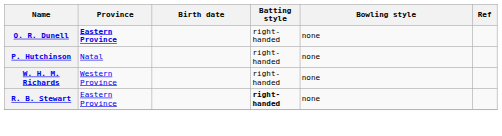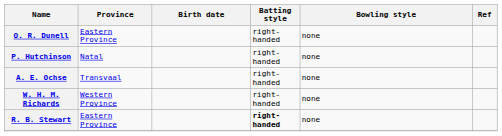(98, 36) bold -> (98, 36) normal
+ row: (41, 78)
